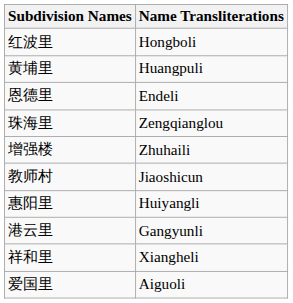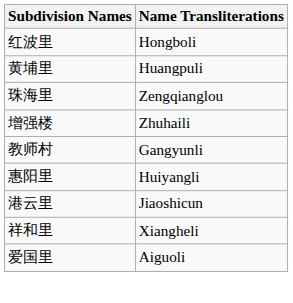- row: (31, 95)
(171, 176) Jiaoshicun -> (171, 149) Gangyunli
(171, 230) Gangyunli -> (171, 203) Jiaoshicun
